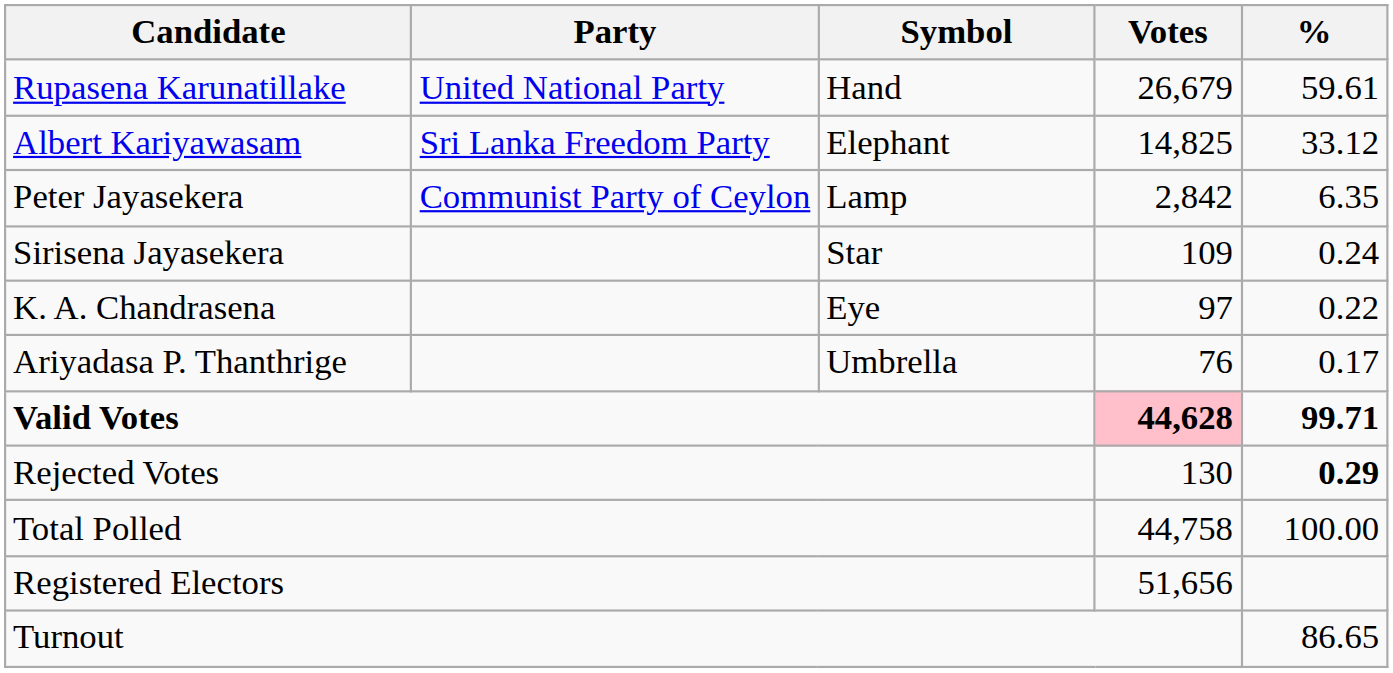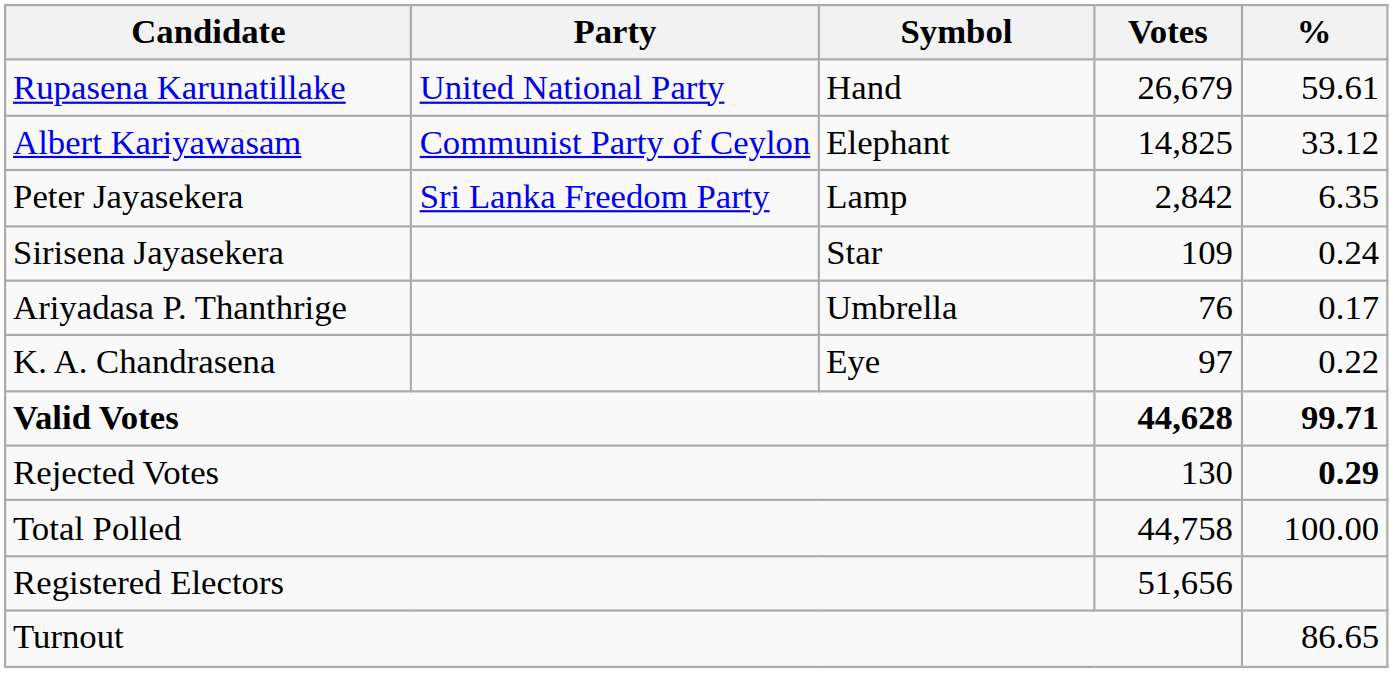(595, 142) Sri Lanka Freedom Party -> (615, 142) Communist Party of Ceylon
(615, 197) Communist Party of Ceylon -> (595, 197) Sri Lanka Freedom Party
rows swapped: (144, 307) <-> (180, 362)
(1185, 417) pink background -> (1185, 417) no background
